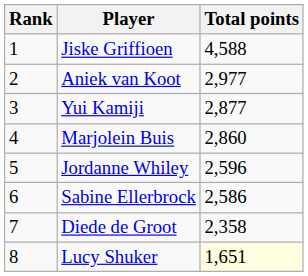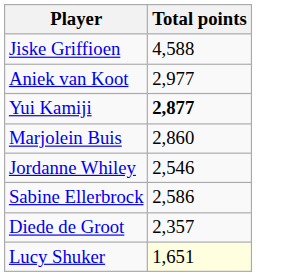- column: (31, 19)
(226, 108) normal -> (173, 108) bold
(226, 167) 2,596 -> (173, 167) 2,546
(226, 227) 2,358 -> (173, 227) 2,357
